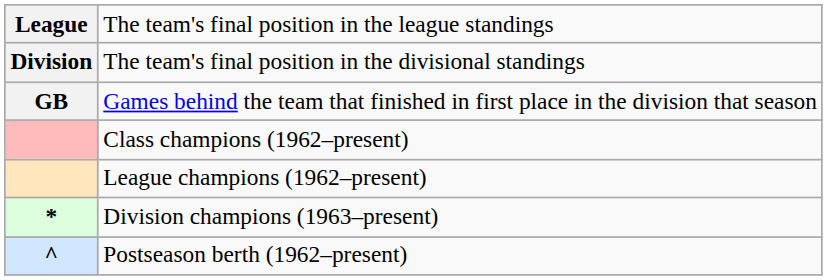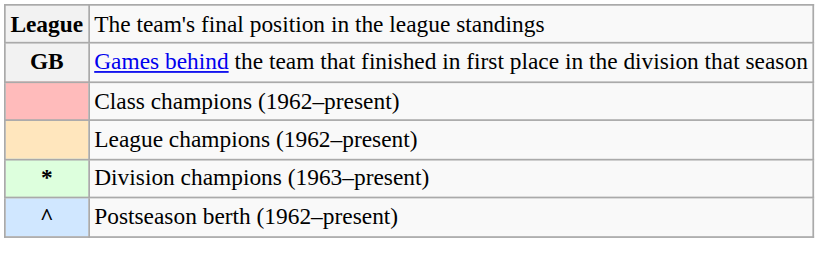- row: (344, 61)
